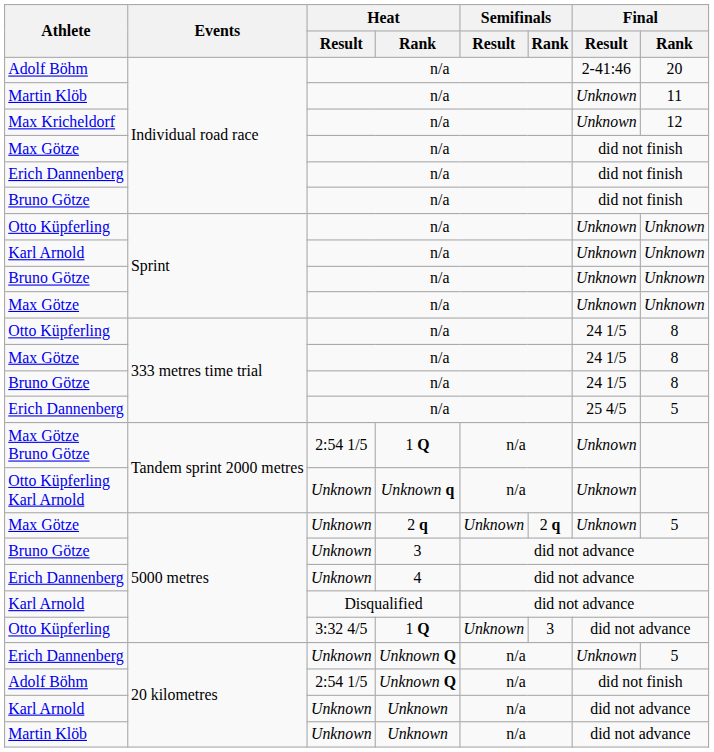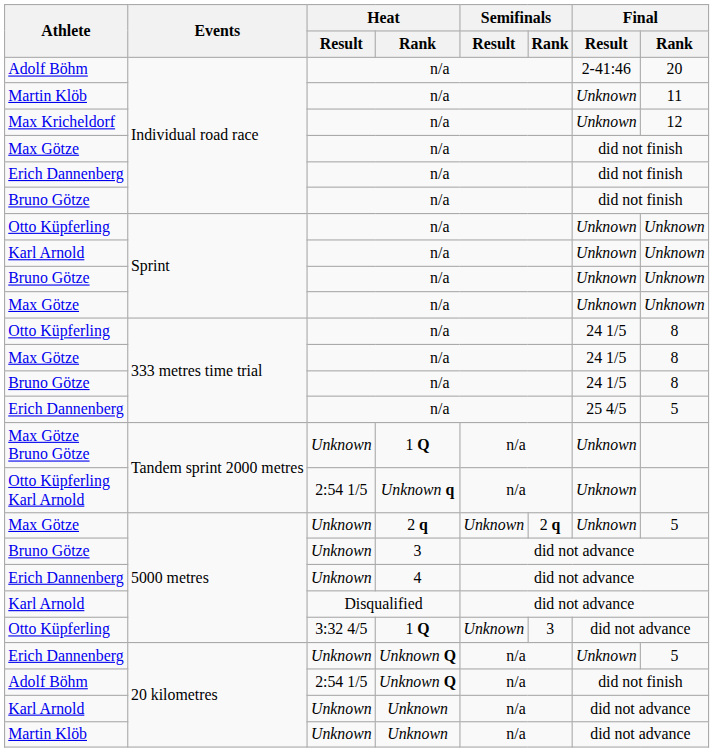(341, 445) 2:54 1/5 -> (341, 445) Unknown
(341, 490) Unknown -> (341, 490) 2:54 1/5
